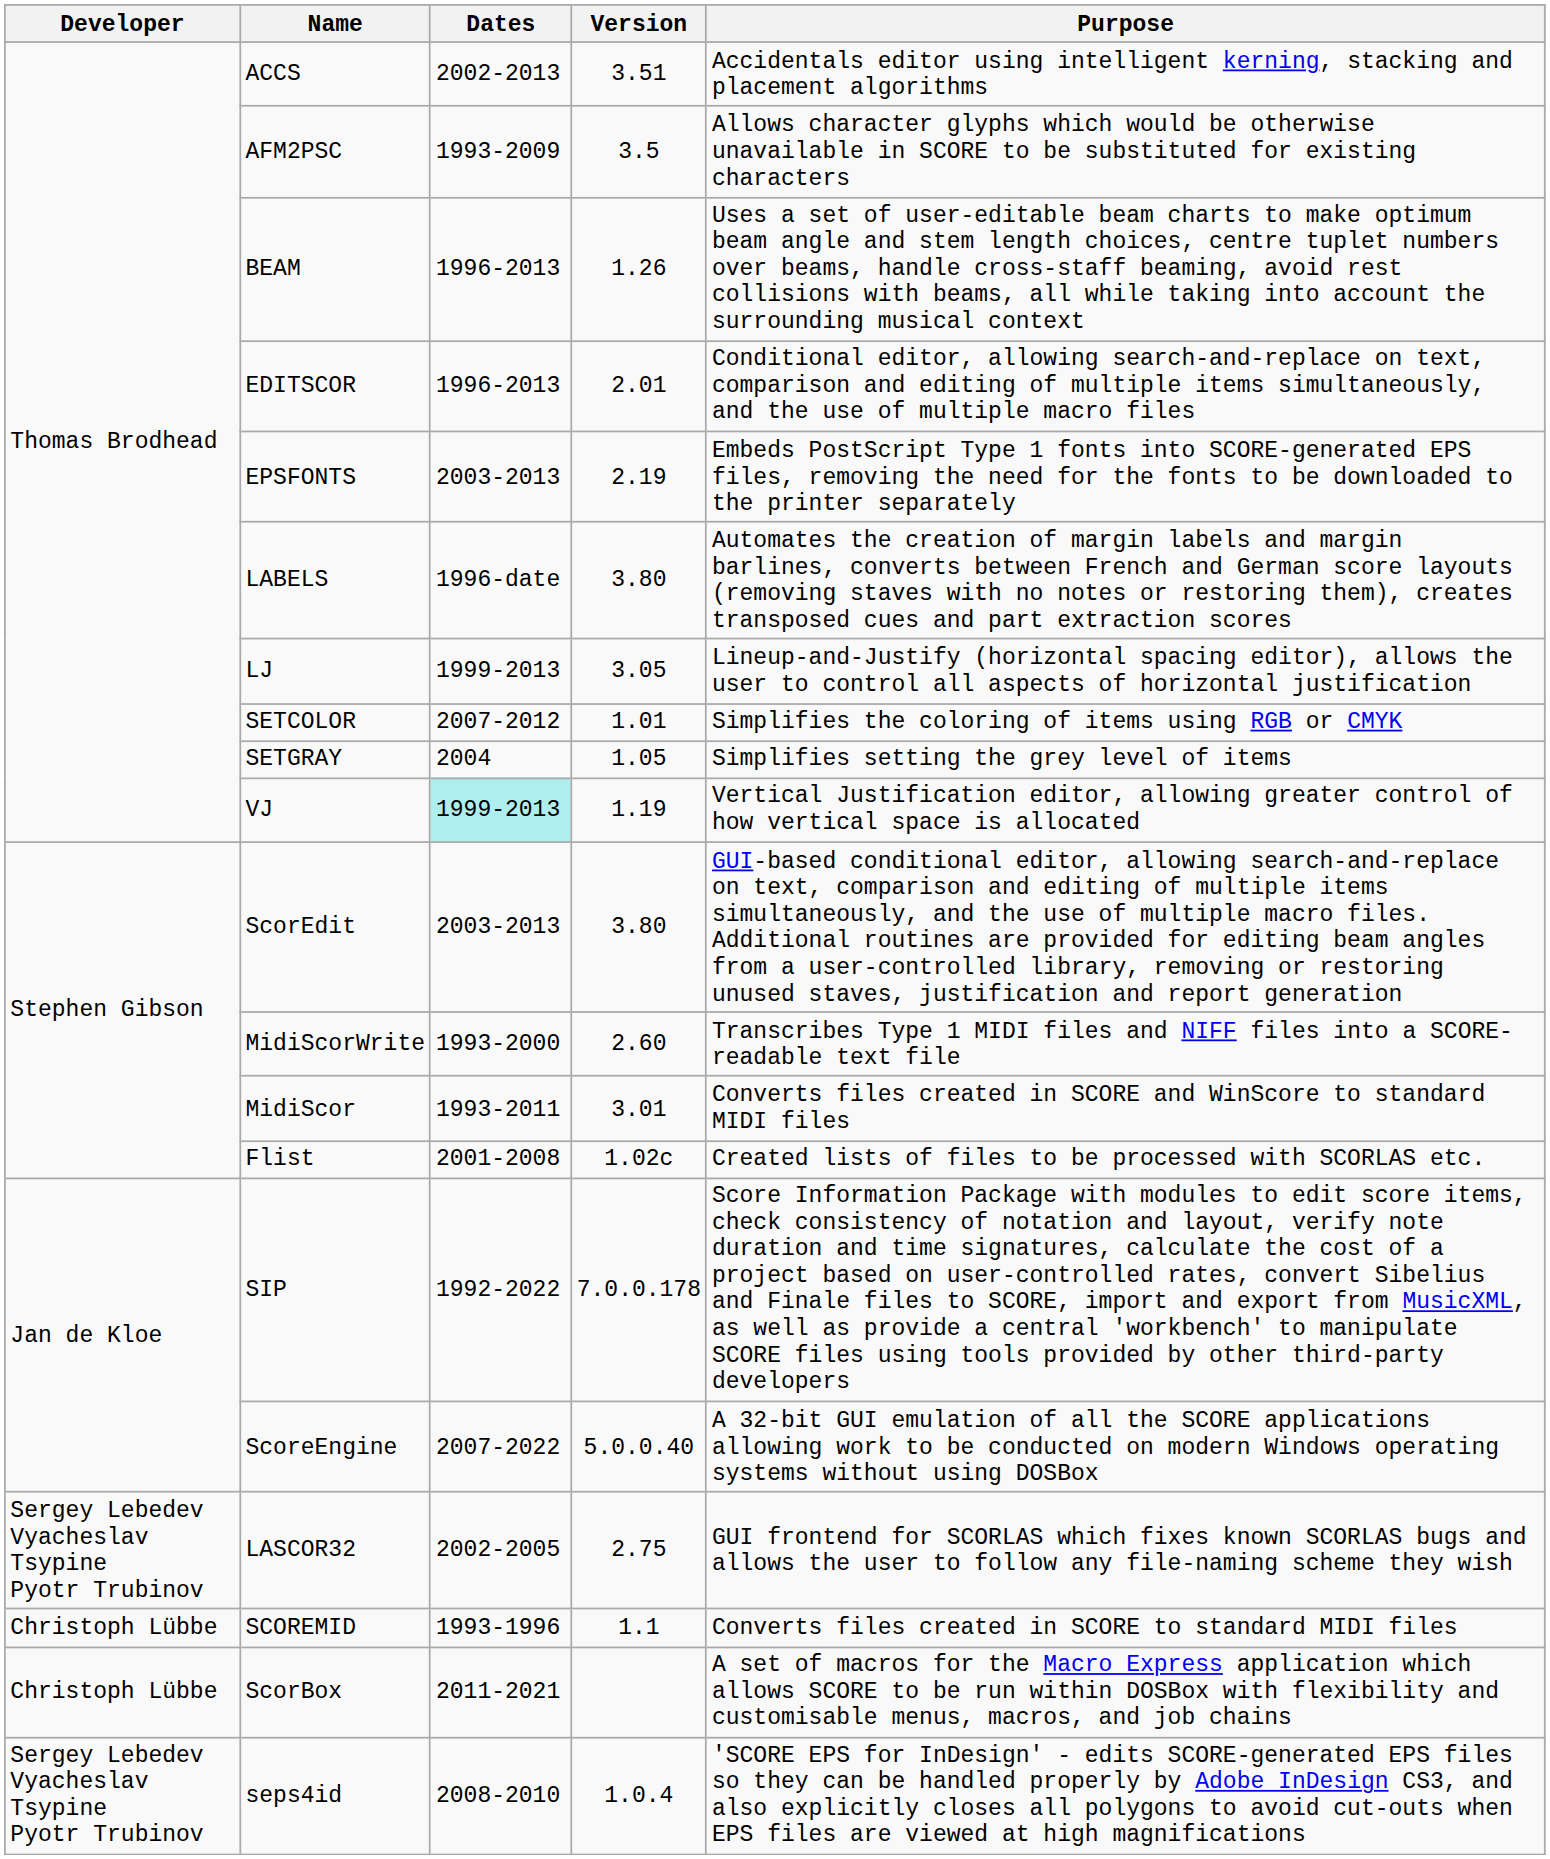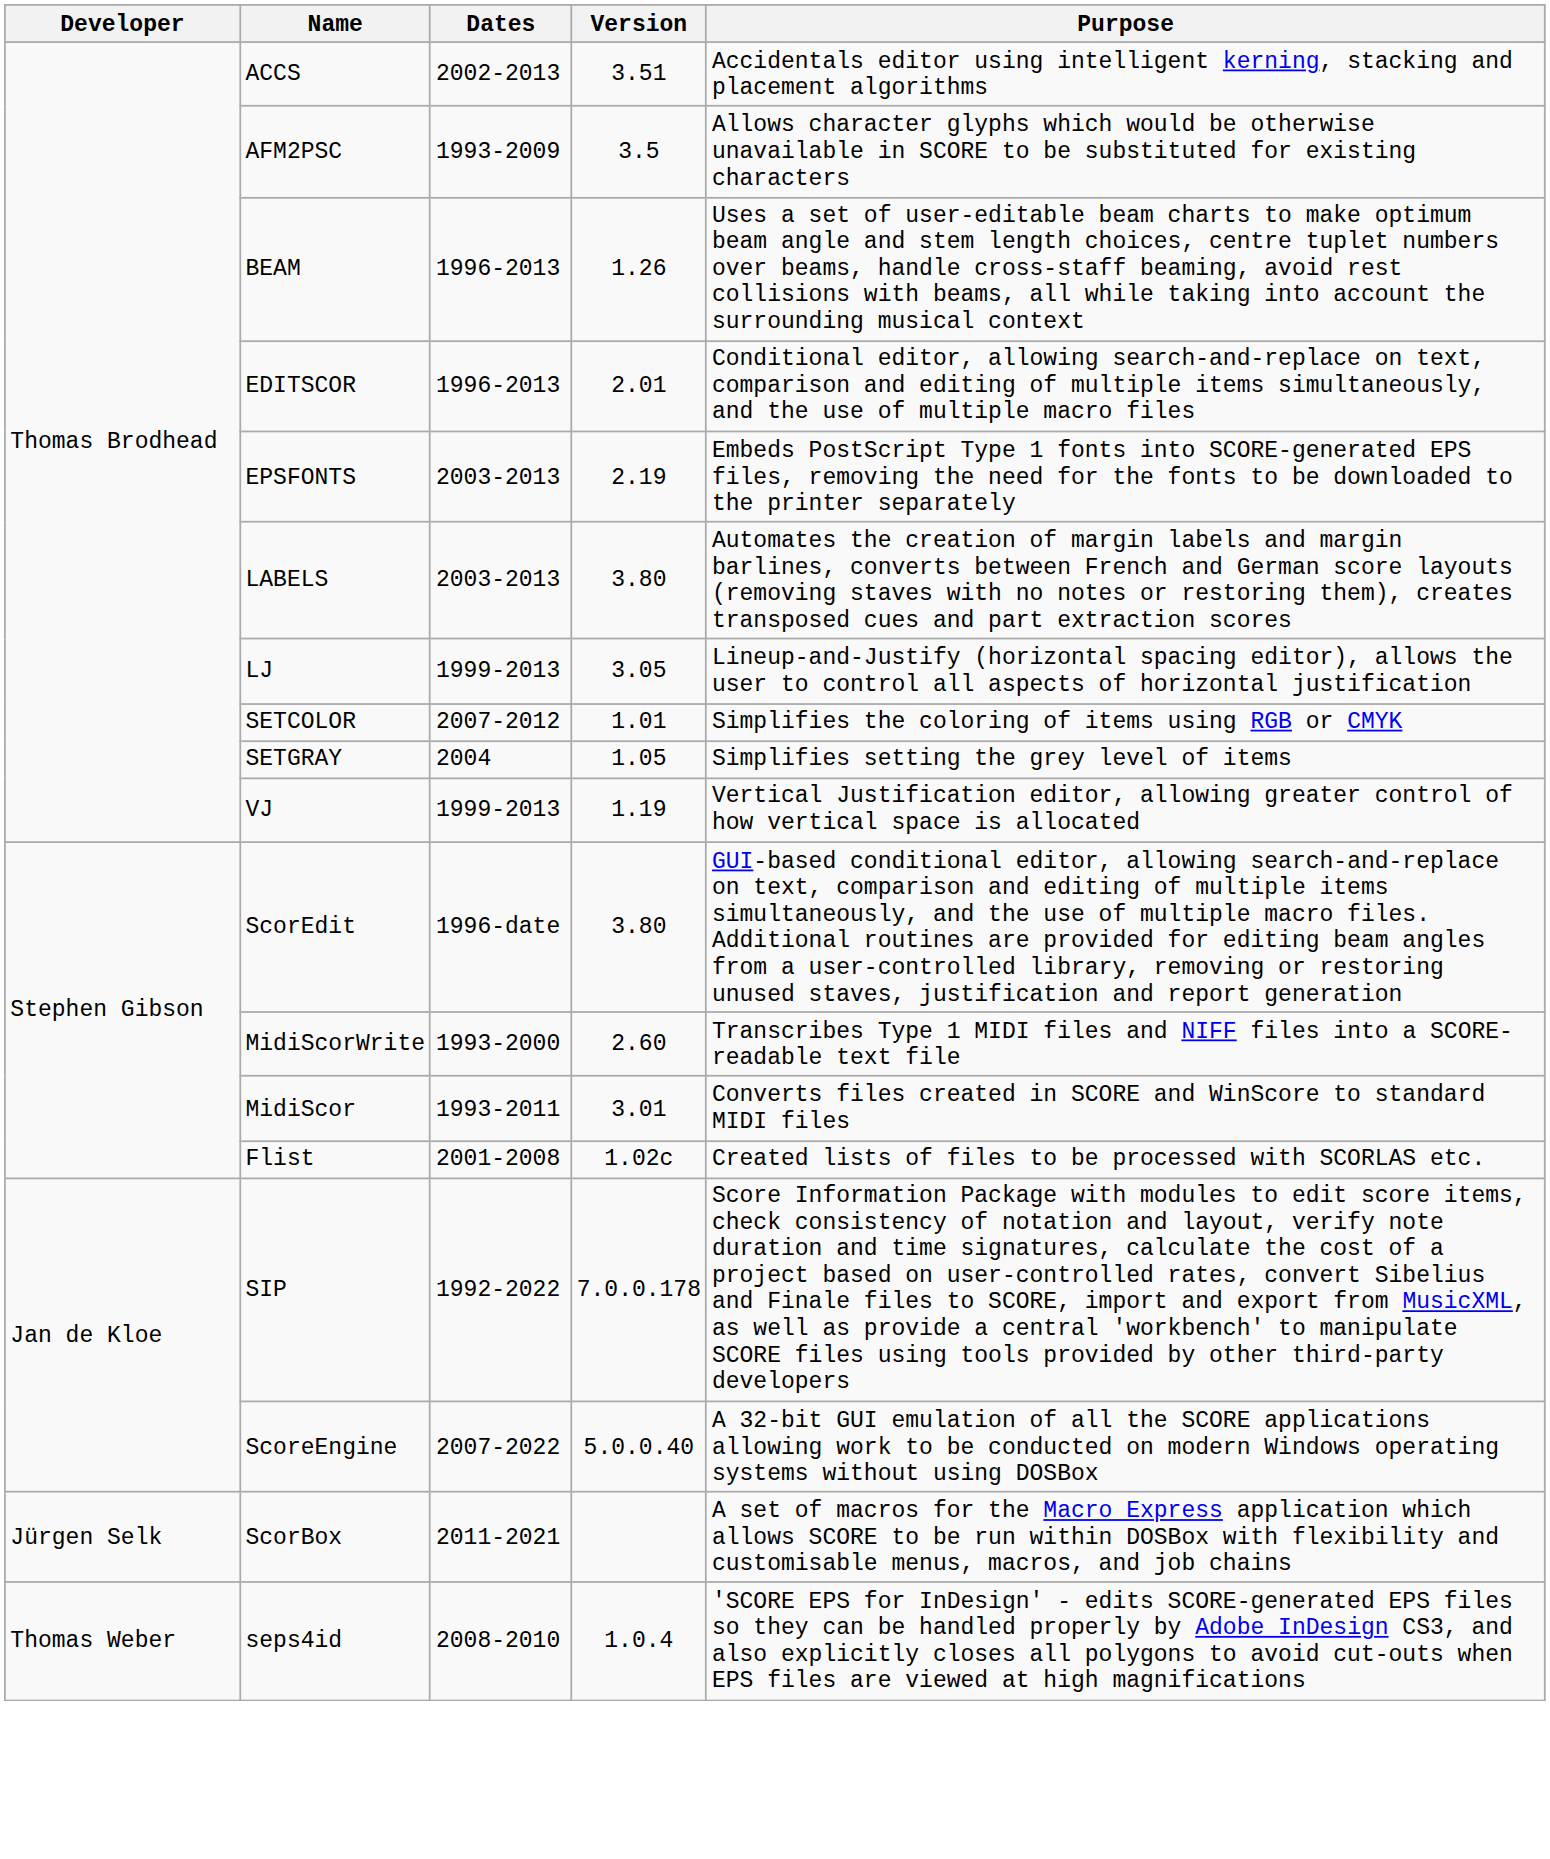(498, 581) 1996-date -> (498, 581) 2003-2013
(498, 810) paleturquoise background -> (498, 810) no background
(498, 927) 2003-2013 -> (498, 927) 1996-date
- row: (301, 1551)
- row: (301, 1628)
(114, 1692) Christoph Lübbe -> (86, 1537) Jürgen Selk
(107, 1796) Sergey Lebedev Vyacheslav Tsypine Pyotr Trubinov -> (93, 1641) Thomas Weber
